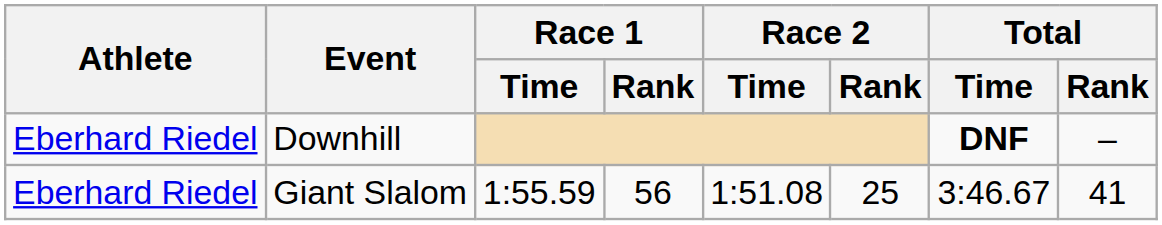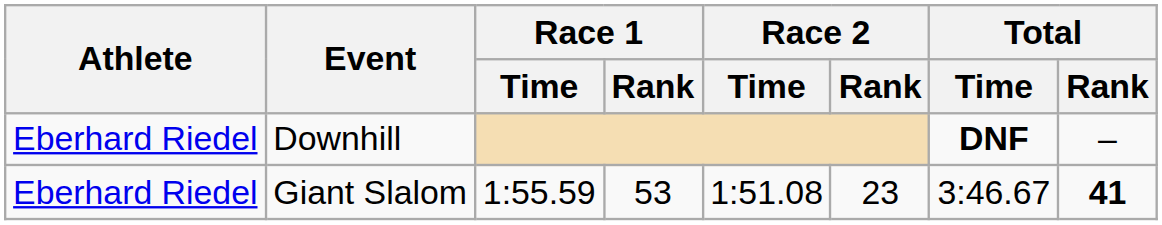(653, 193) 56 -> (653, 193) 53
(880, 193) 25 -> (880, 193) 23
(1107, 193) normal -> (1107, 193) bold
